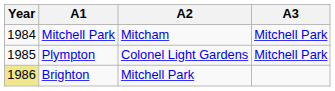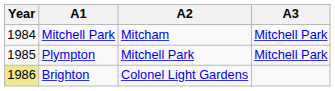(185, 55) Colonel Light Gardens -> (158, 55) Mitchell Park
(158, 75) Mitchell Park -> (185, 75) Colonel Light Gardens
